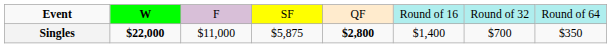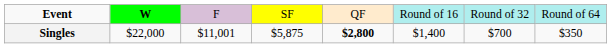(145, 33) bold -> (145, 33) normal
(216, 33) $11,000 -> (216, 33) $11,001
